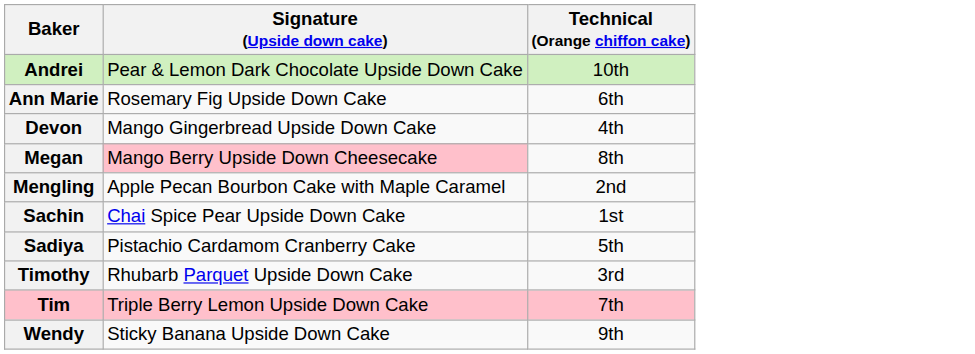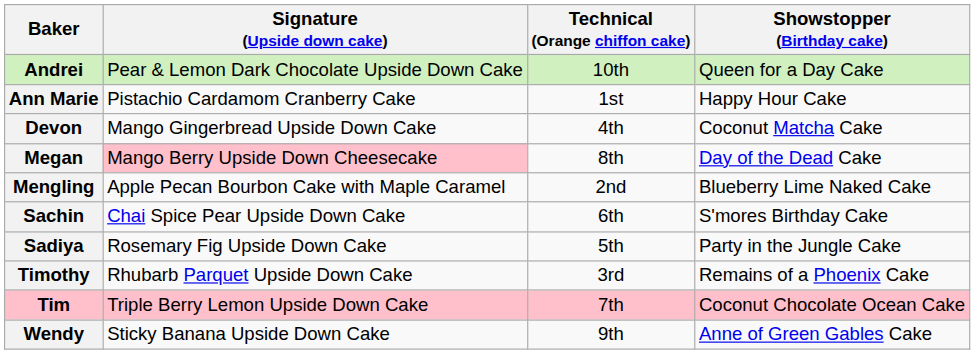+ column: (832, 29)
(247, 98) Rosemary Fig Upside Down Cake -> (261, 98) Pistachio Cardamom Cranberry Cake
(611, 98) 6th -> (611, 98) 1st
(611, 216) 1st -> (611, 216) 6th
(261, 246) Pistachio Cardamom Cranberry Cake -> (247, 246) Rosemary Fig Upside Down Cake
